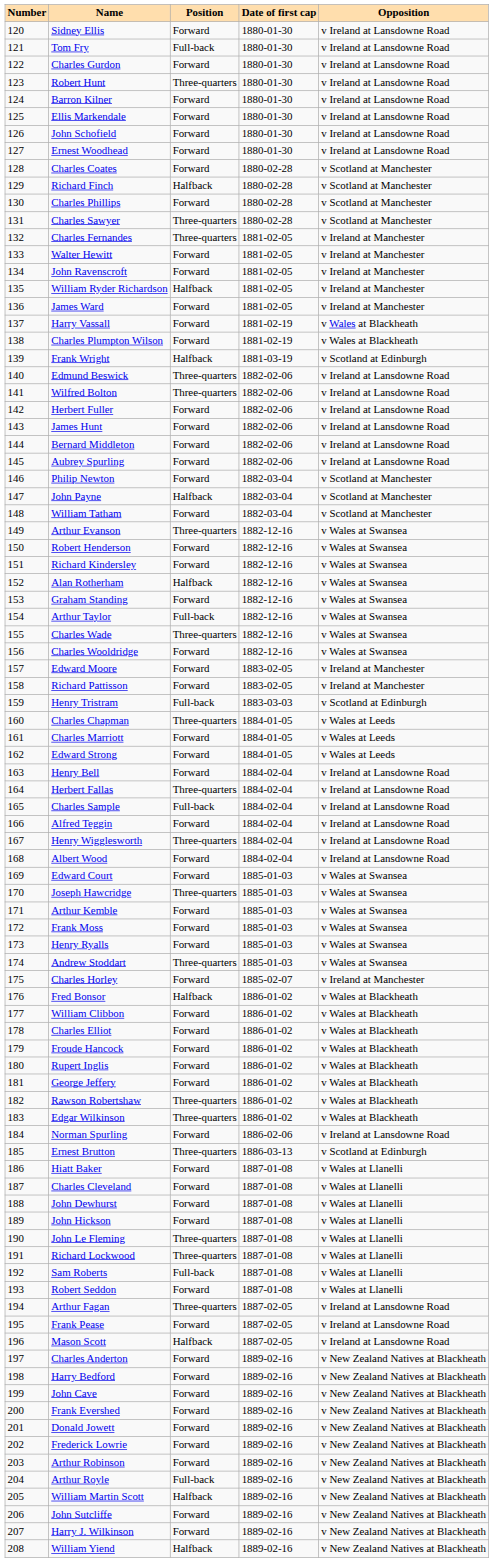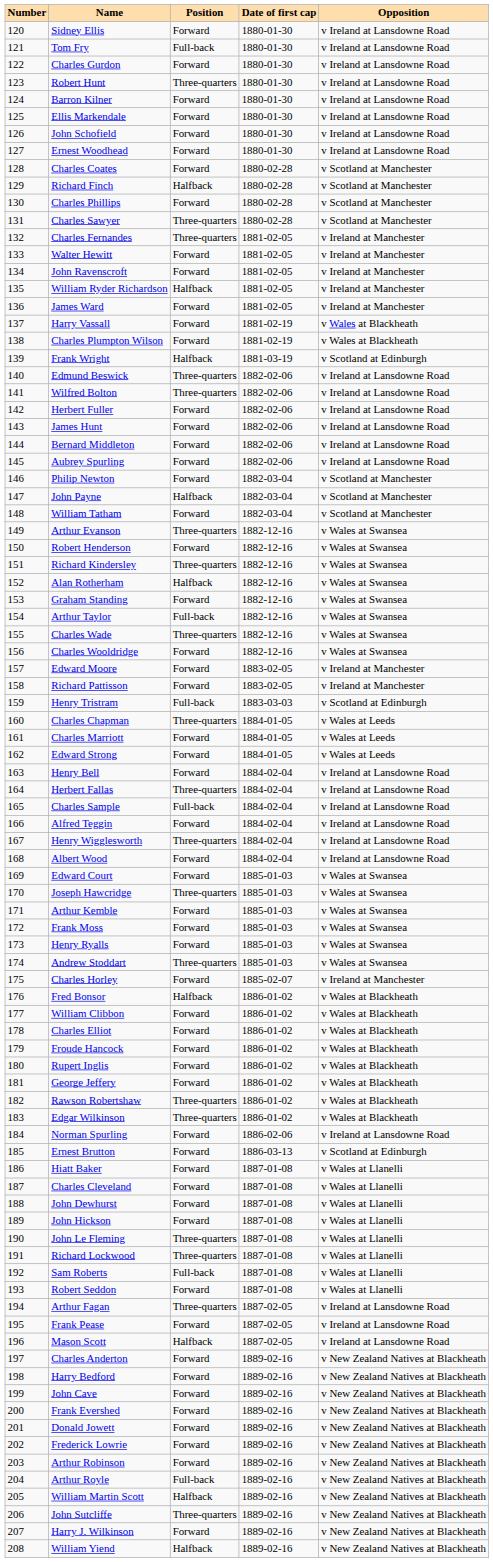(191, 565) Forward -> (205, 565) Three-quarters
(205, 1151) Three-quarters -> (191, 1151) Forward
(191, 1514) Forward -> (205, 1514) Three-quarters
